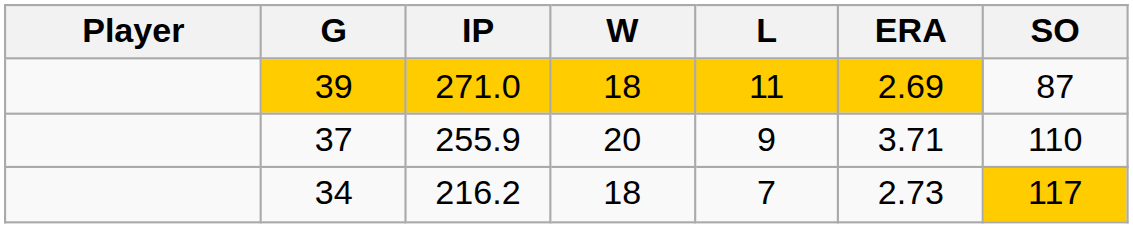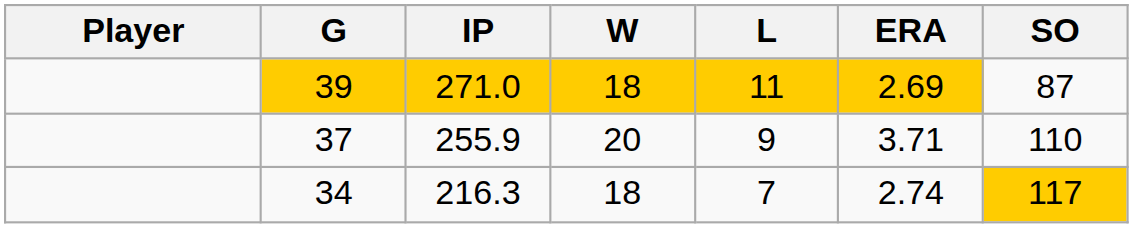(478, 193) 216.2 -> (478, 193) 216.3
(911, 193) 2.73 -> (911, 193) 2.74
